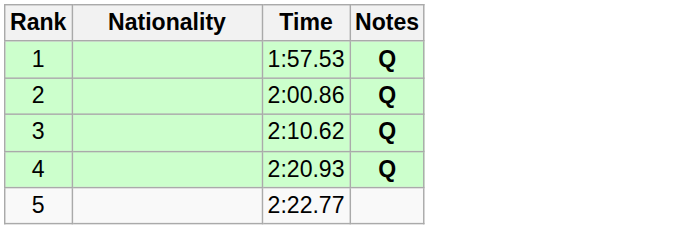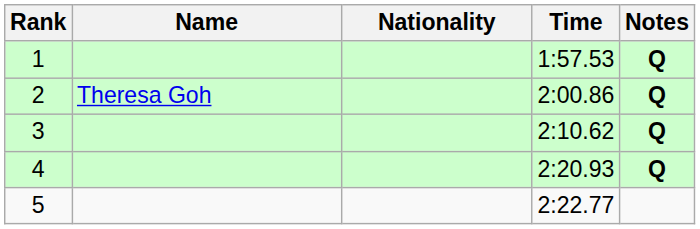+ column: (207, 22)
